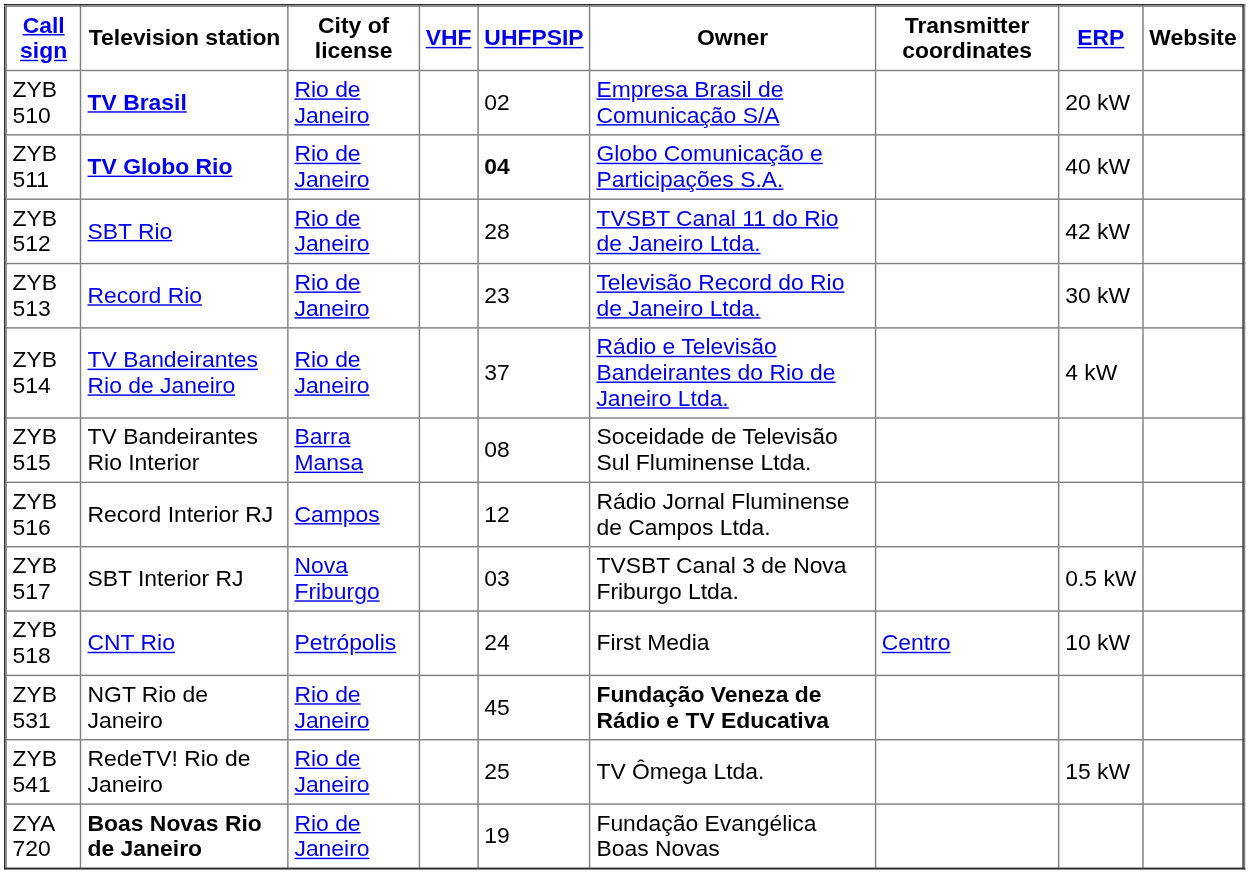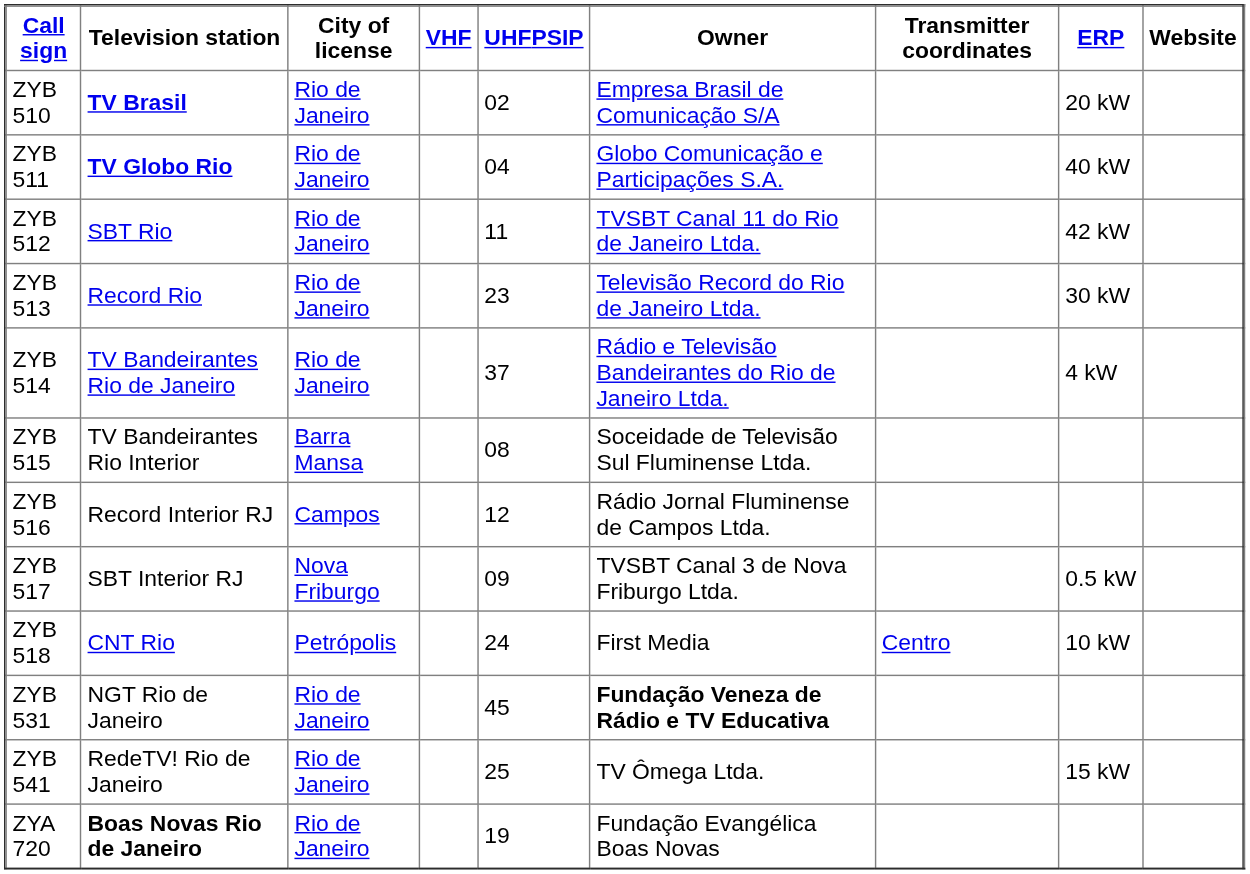(497, 166) bold -> (497, 166) normal
(497, 231) 28 -> (496, 231) 11
(497, 578) 03 -> (497, 578) 09
